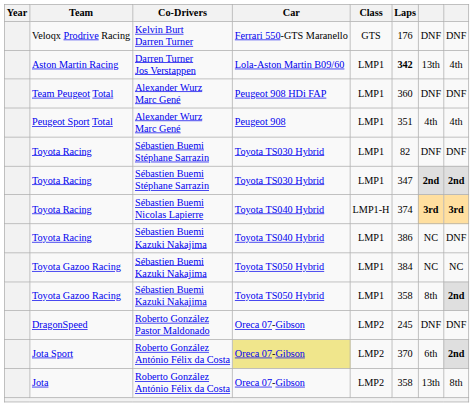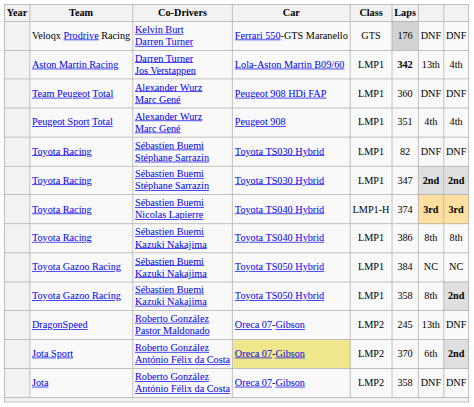(405, 36) no background -> (405, 36) lightgrey background
(431, 238) NC -> (431, 238) 8th
(456, 238) DNF -> (456, 238) 8th
(431, 325) DNF -> (431, 325) 13th
(431, 383) 13th -> (431, 383) DNF
(456, 383) 8th -> (456, 383) DNF
